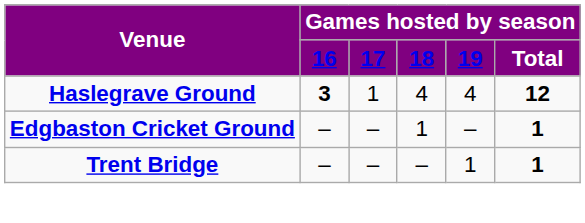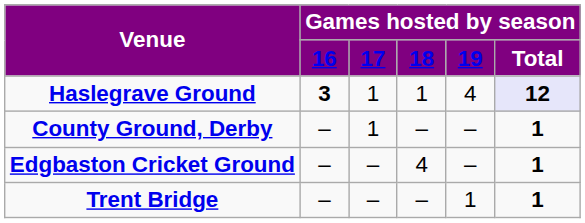(422, 93) 4 -> (422, 93) 1
(538, 93) no background -> (538, 93) lavender background
+ row: (152, 128)
(422, 128) 1 -> (422, 164) 4
